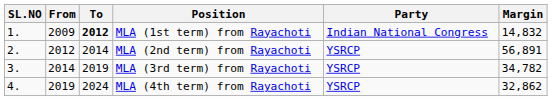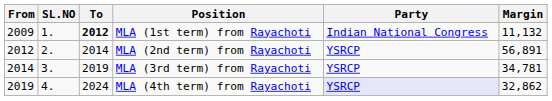columns swapped: (25, 14) <-> (62, 14)
(522, 32) 14,832 -> (522, 32) 11,132
(522, 68) 34,782 -> (522, 68) 34,781
(343, 86) no background -> (343, 86) lavender background
